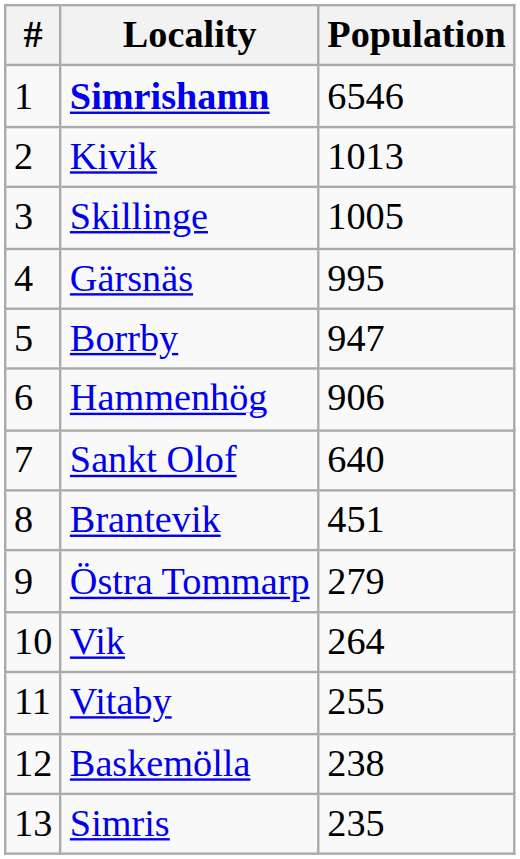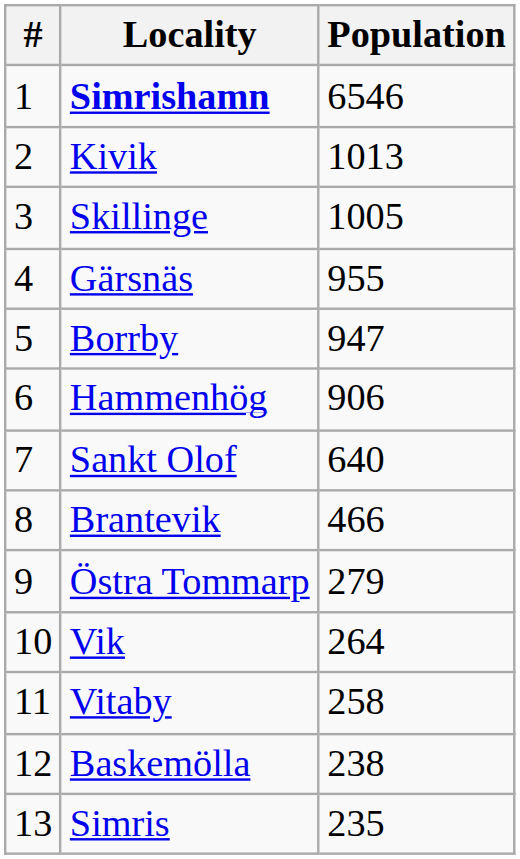(356, 277) 995 -> (356, 277) 955
(356, 519) 451 -> (356, 519) 466
(356, 701) 255 -> (356, 701) 258
